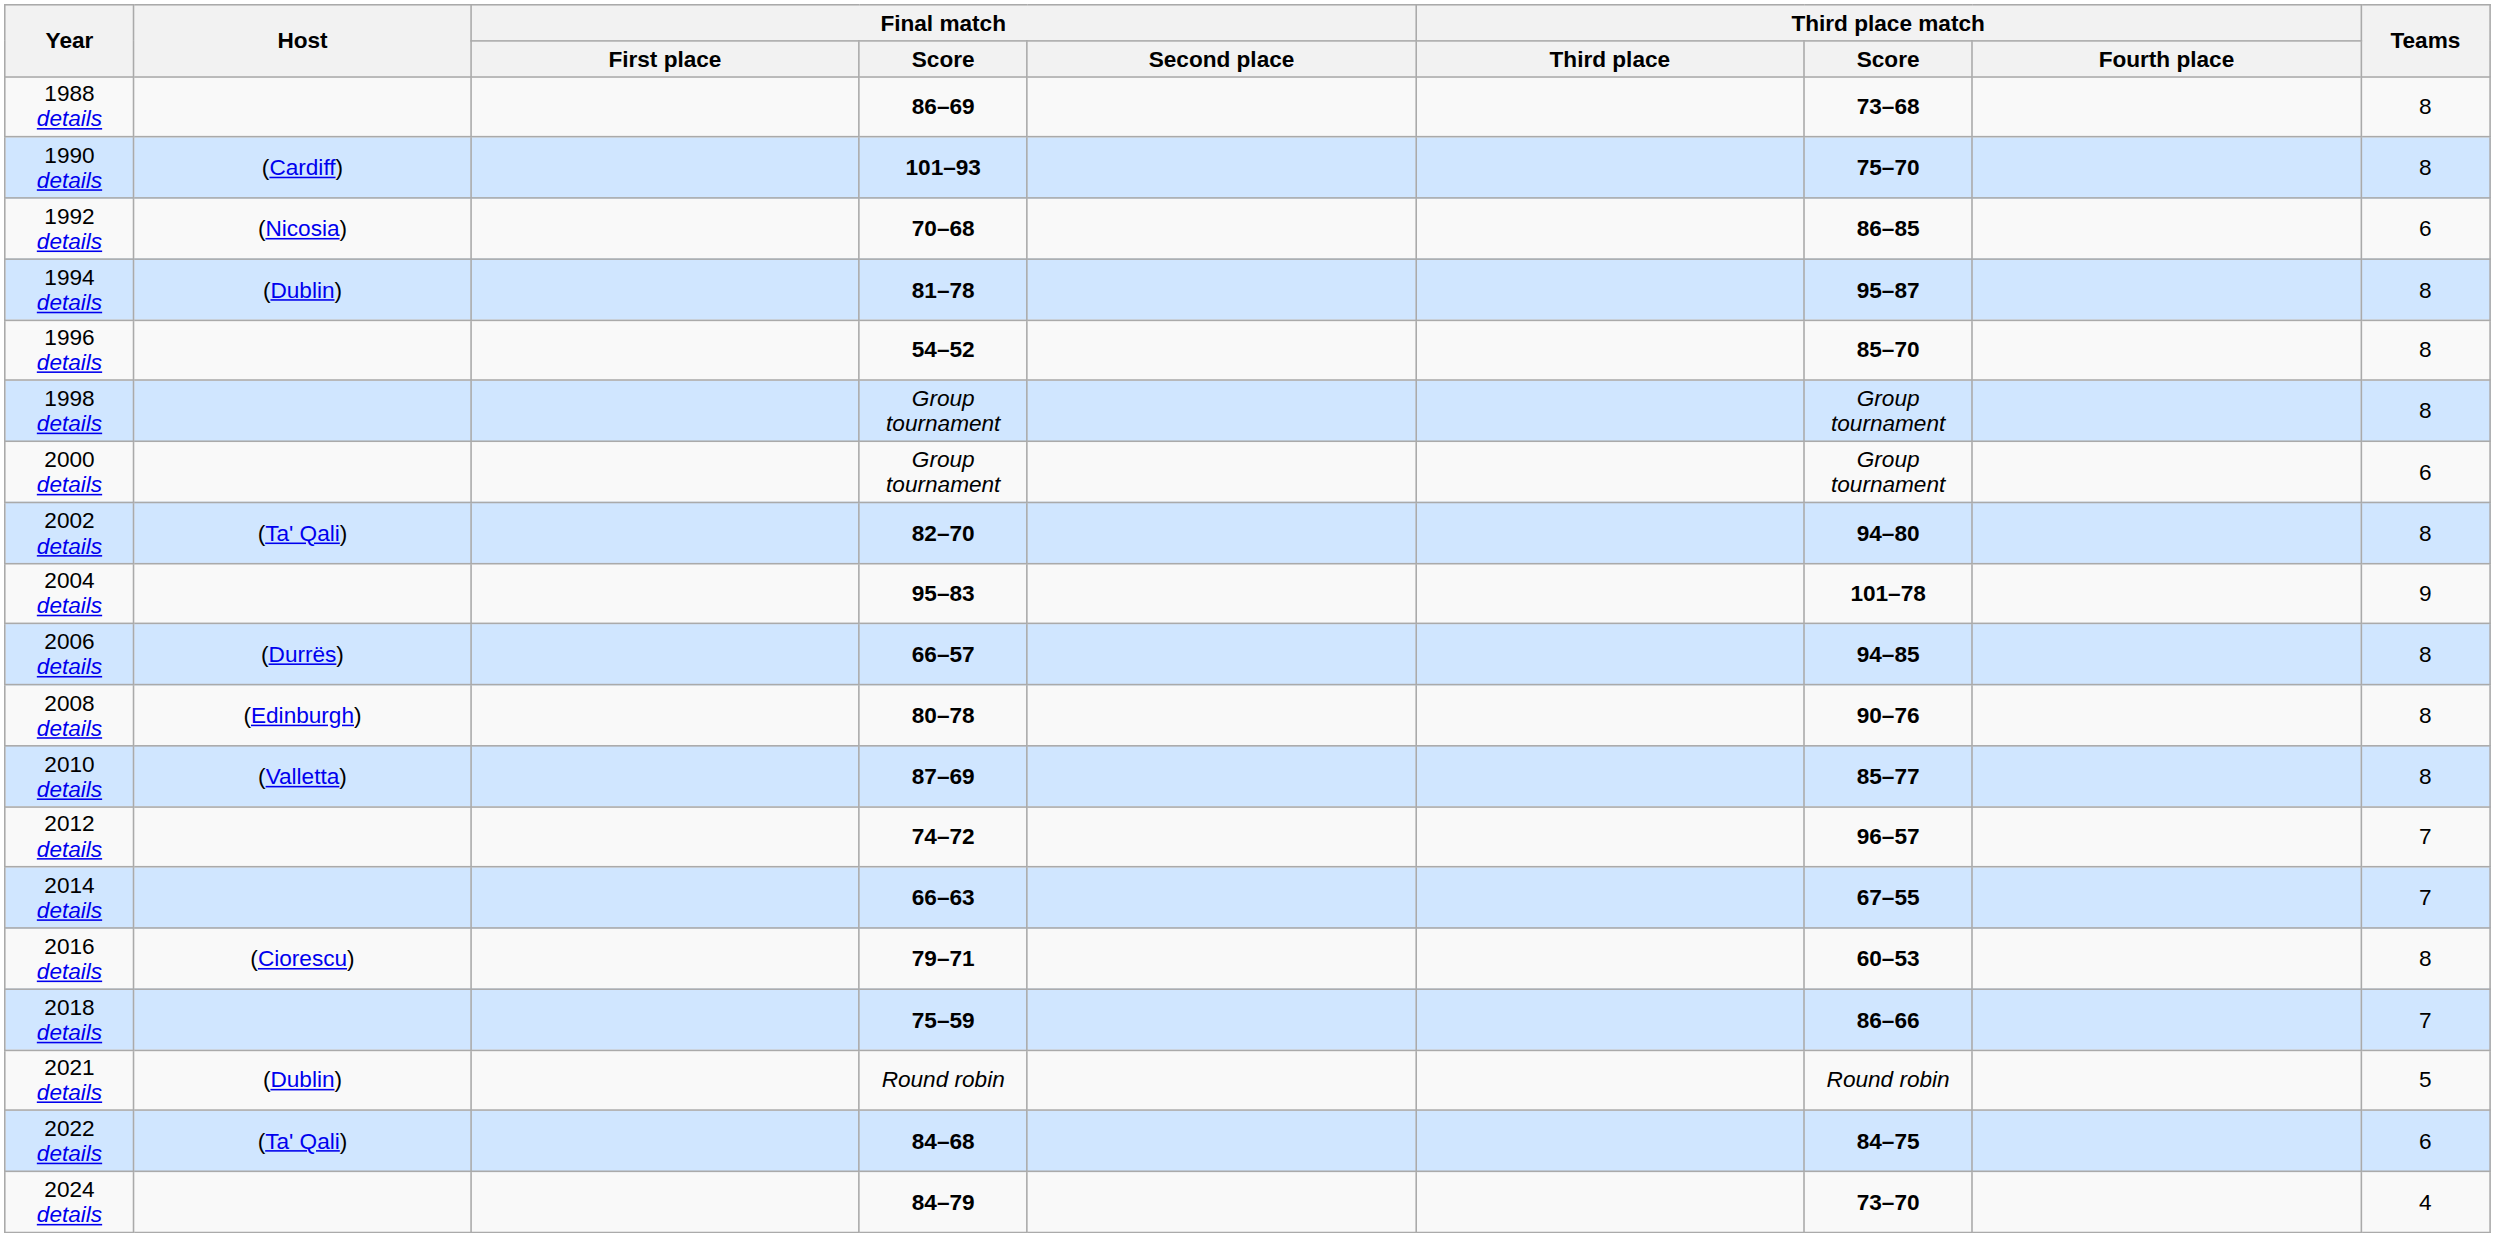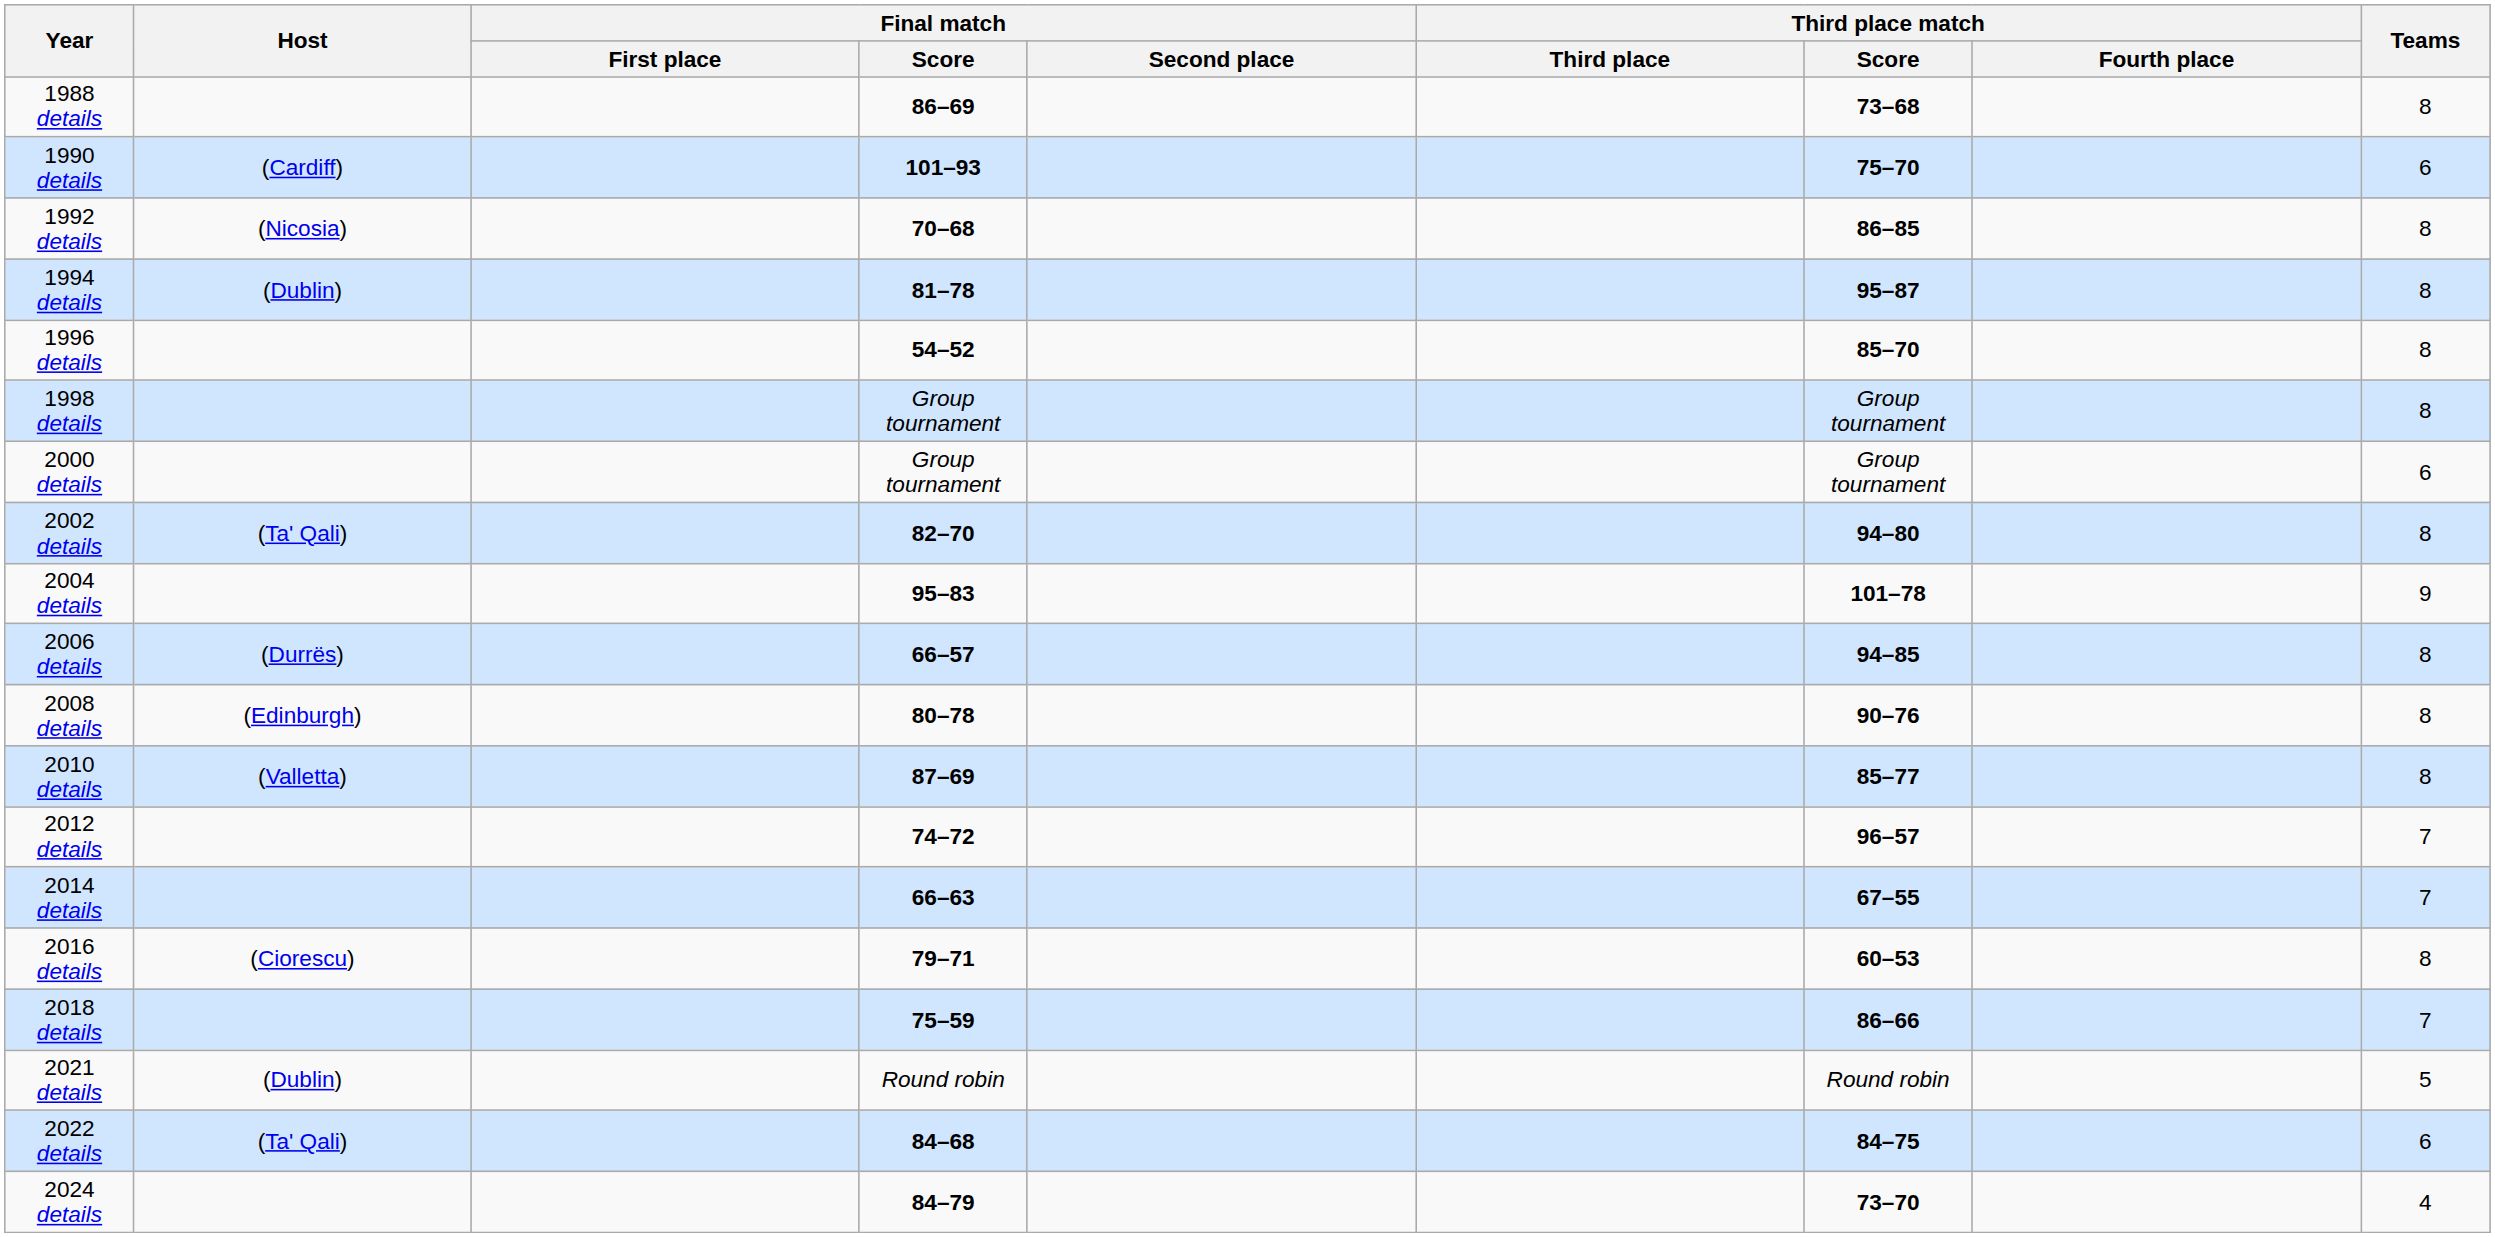(2425, 168) 8 -> (2425, 168) 6
(2425, 229) 6 -> (2425, 229) 8
